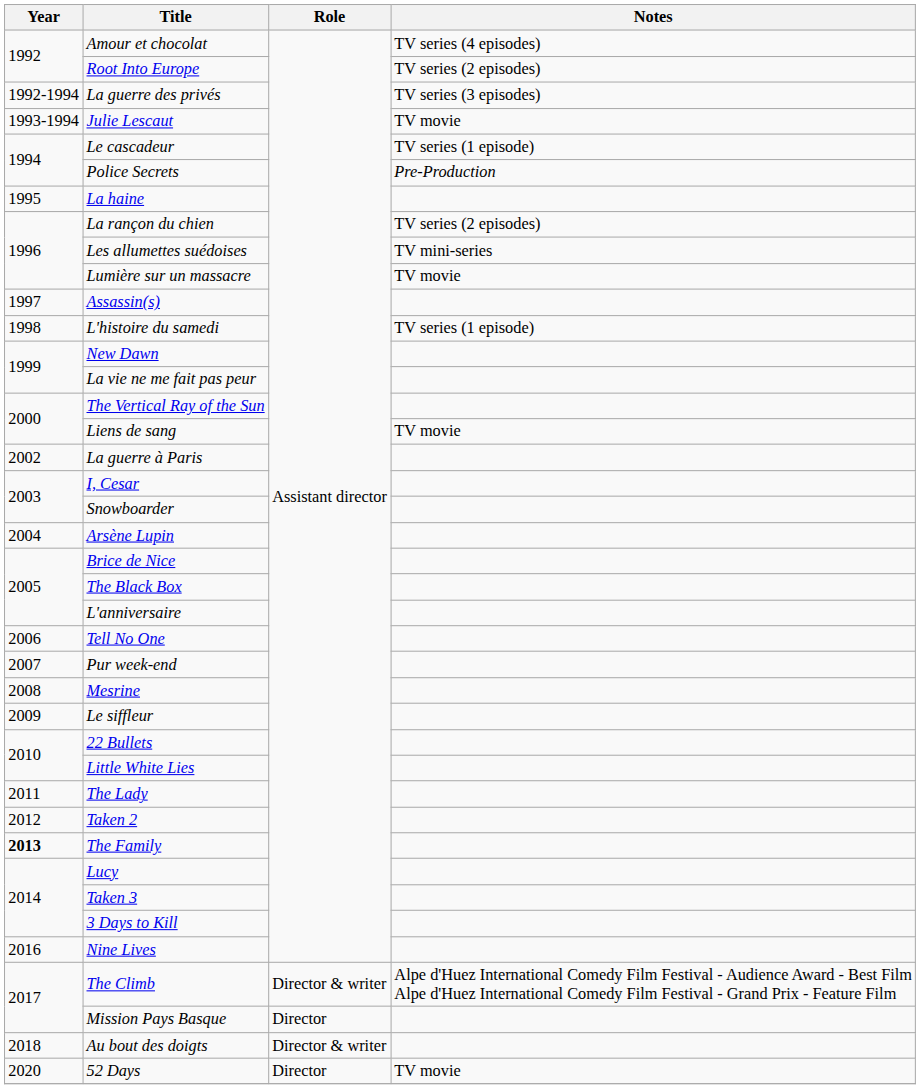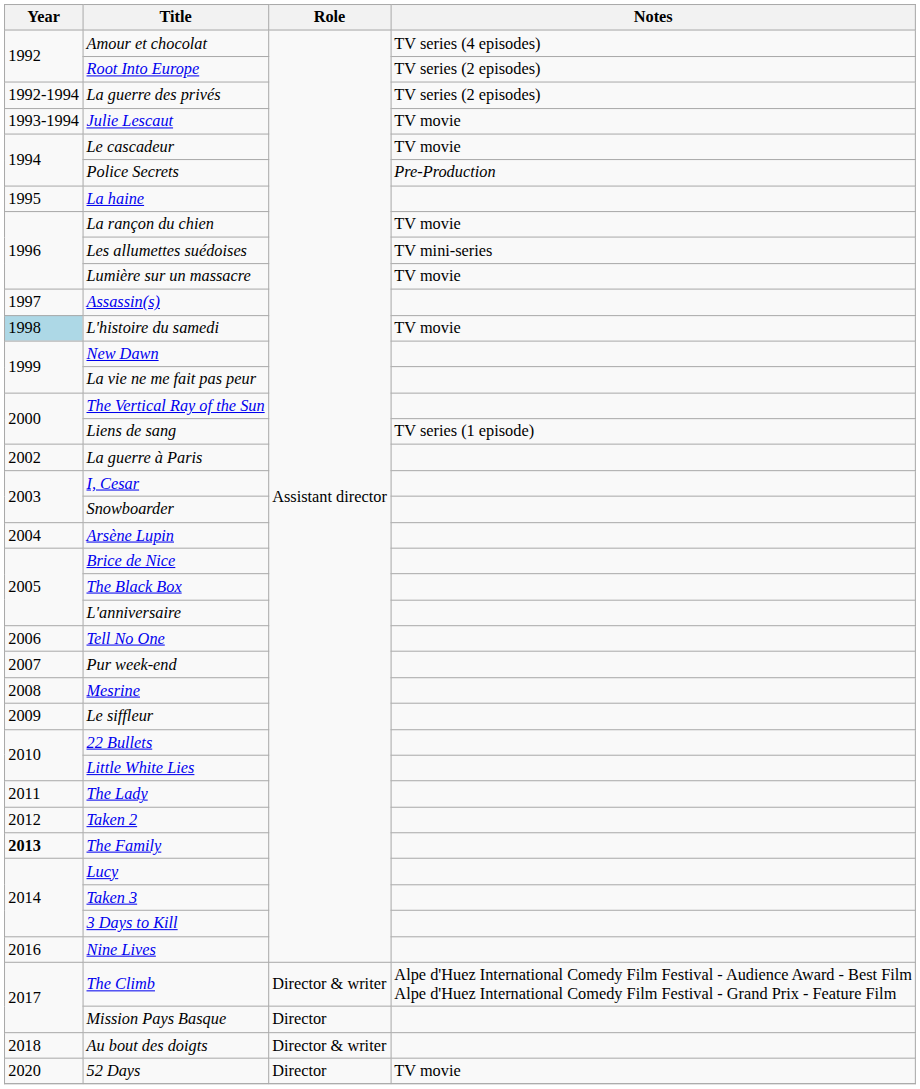(467, 95) TV series (3 episodes) -> (467, 95) TV series (2 episodes)
(464, 146) TV series (1 episode) -> (428, 146) TV movie
(467, 224) TV series (2 episodes) -> (428, 224) TV movie
(25, 328) no background -> (25, 328) lightblue background
(464, 328) TV series (1 episode) -> (428, 328) TV movie
(428, 431) TV movie -> (464, 431) TV series (1 episode)
